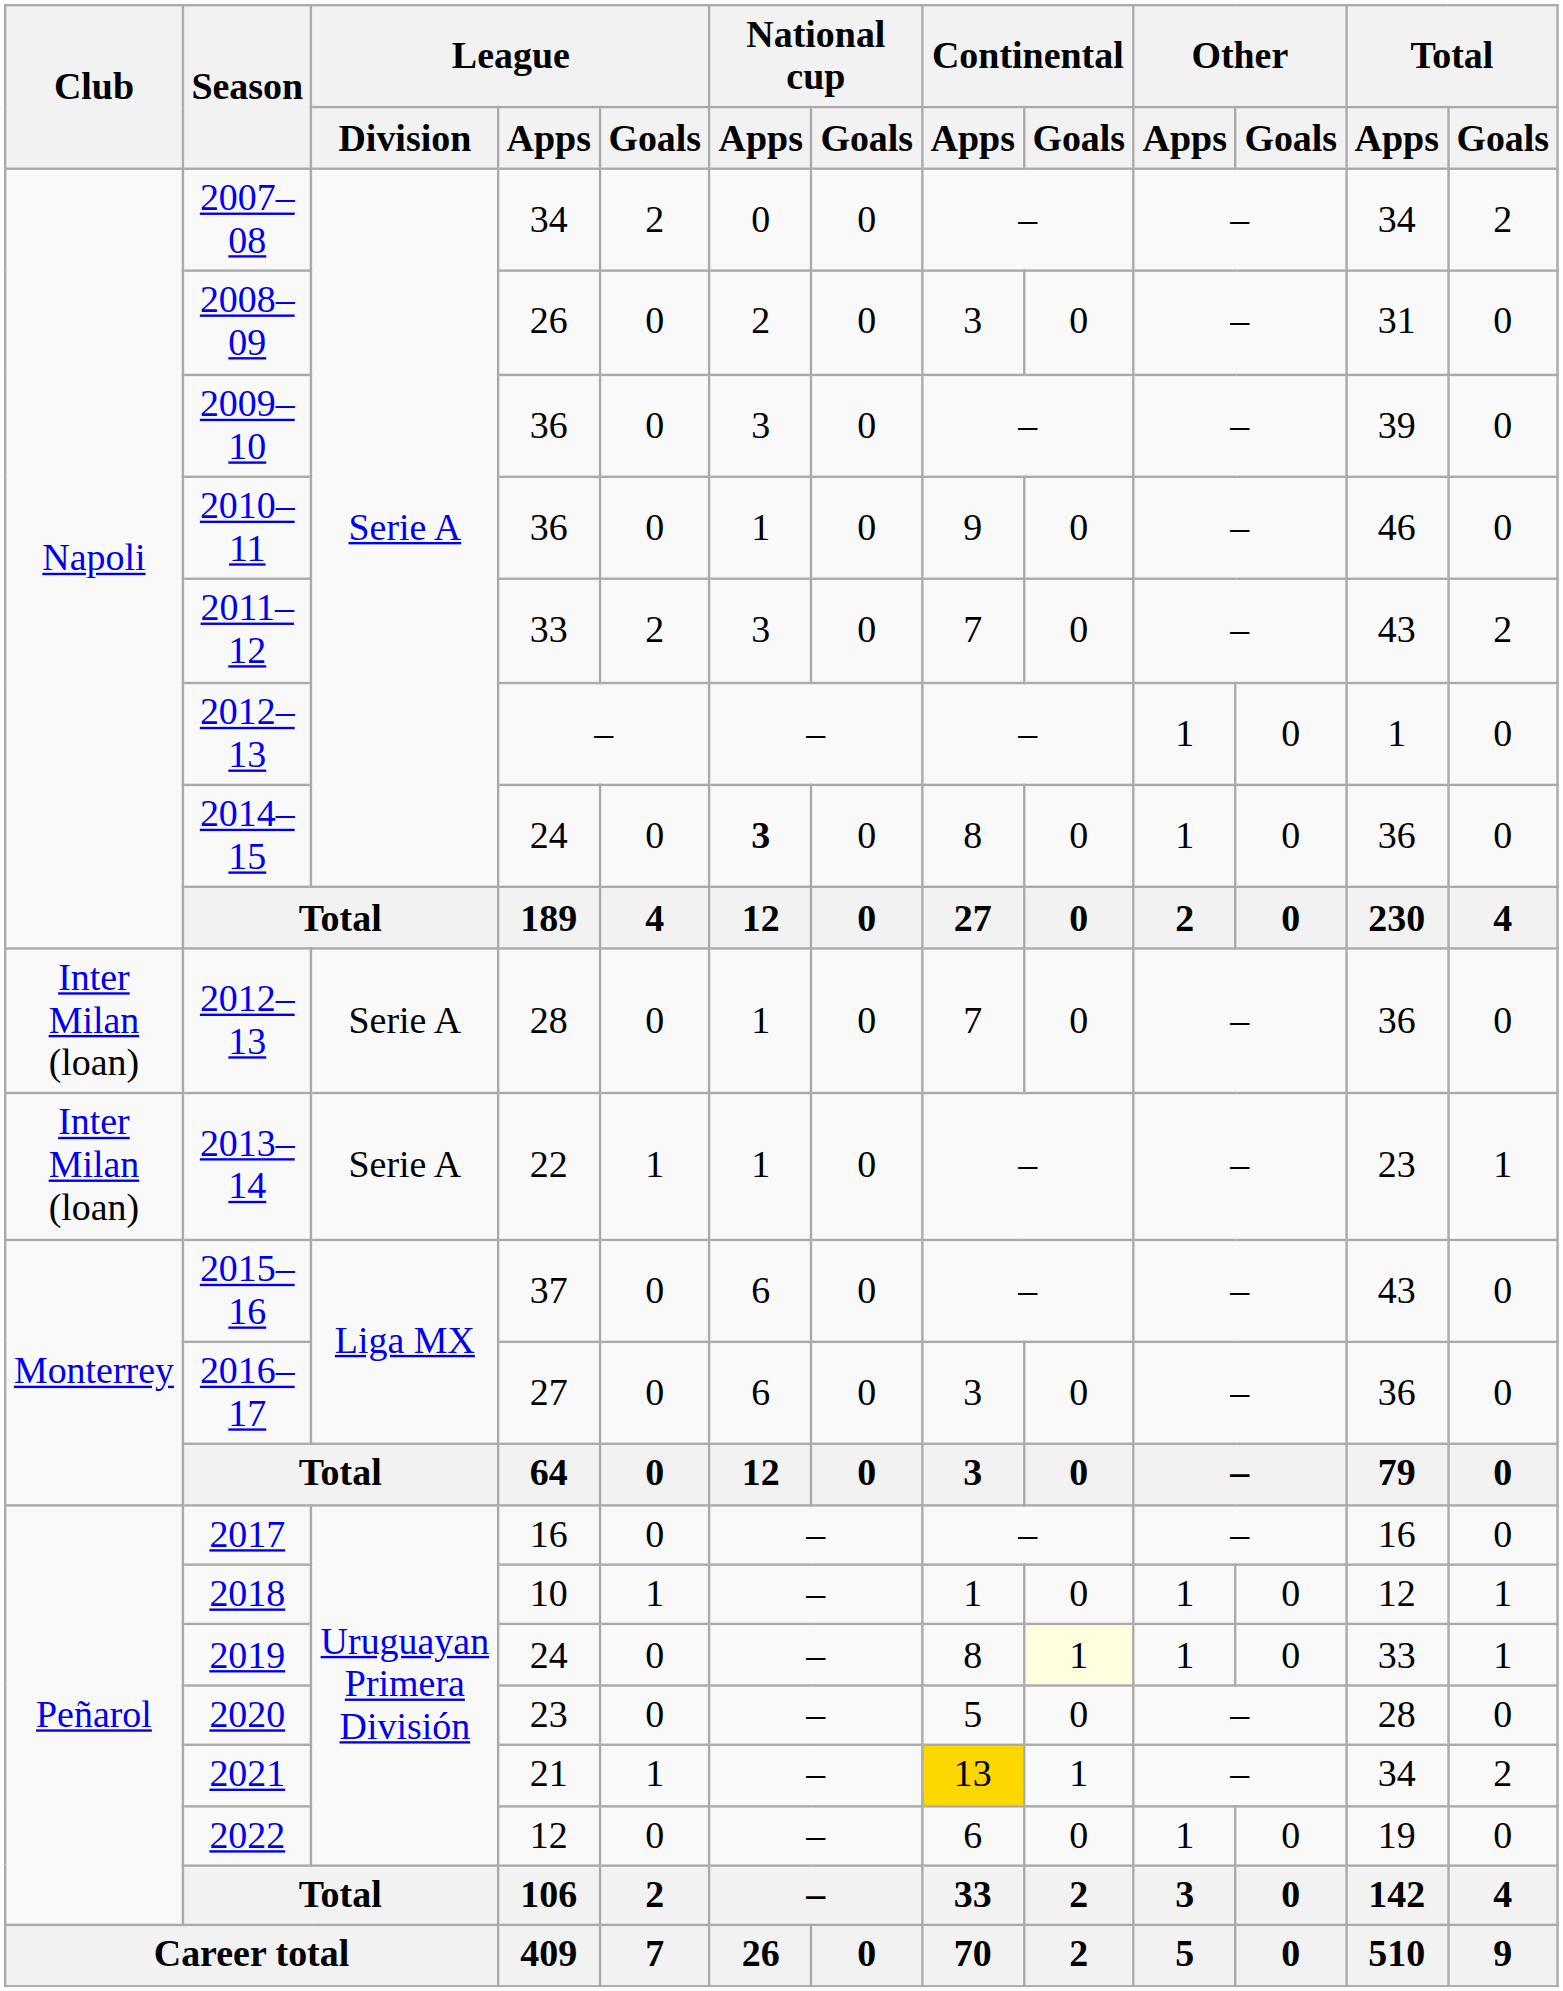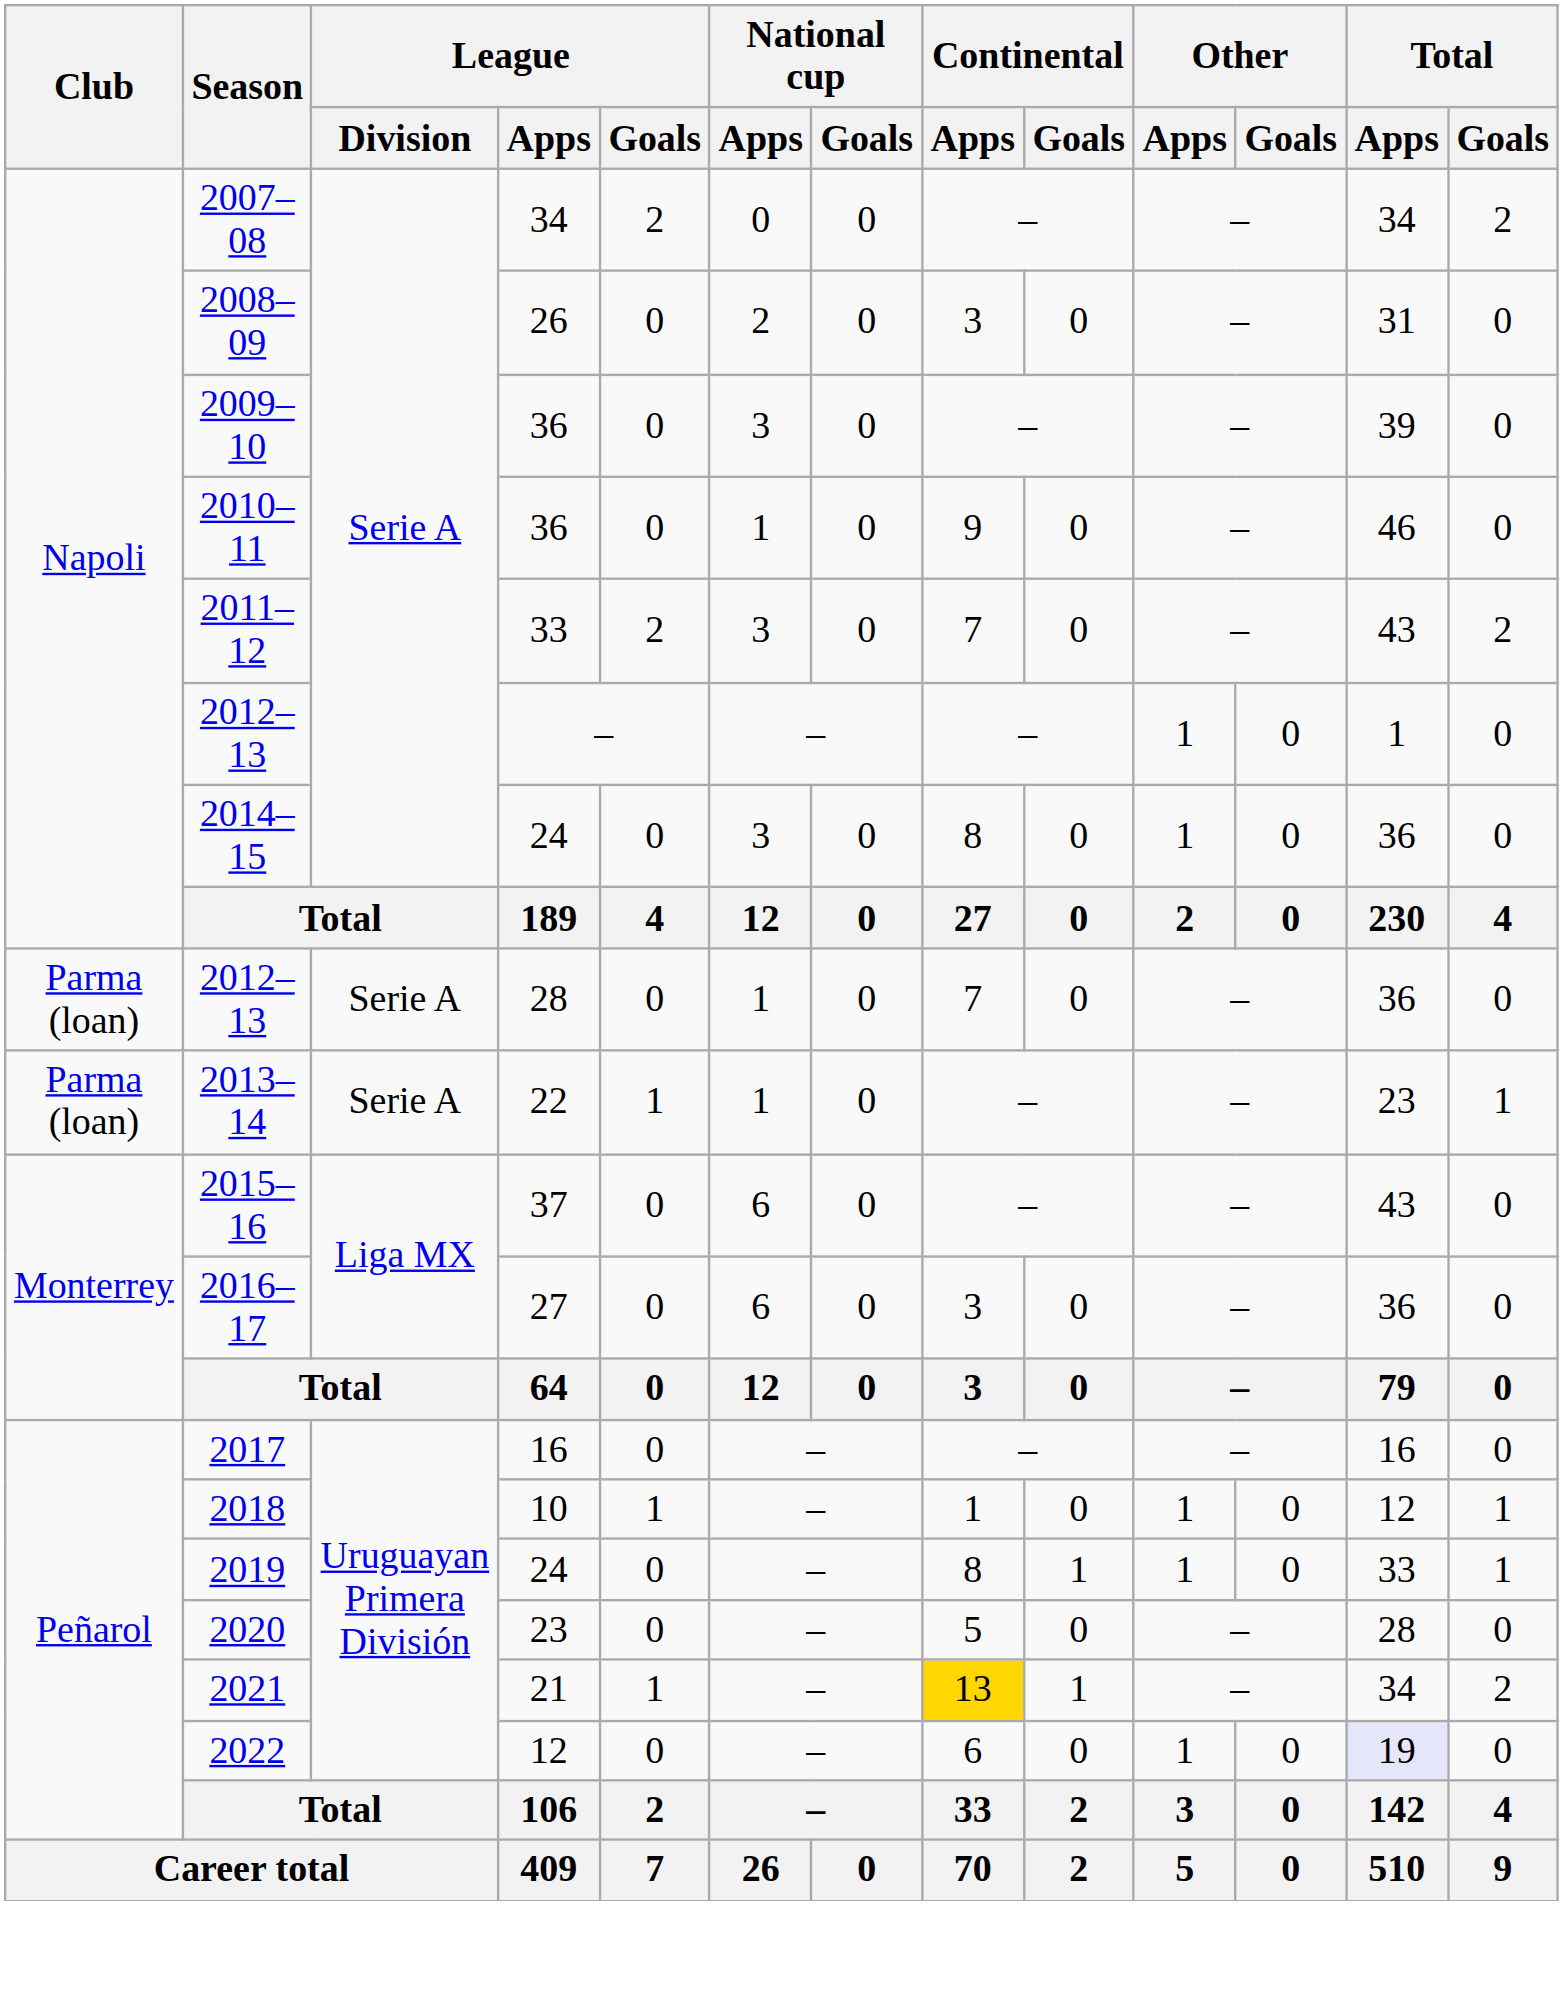(761, 835) bold -> (761, 835) normal
(94, 1019) Inter Milan (loan) -> (94, 998) Parma (loan)
(94, 1165) Inter Milan (loan) -> (94, 1101) Parma (loan)
(1079, 1654) lightyellow background -> (1079, 1568) no background
(1397, 1834) no background -> (1397, 1749) lavender background
